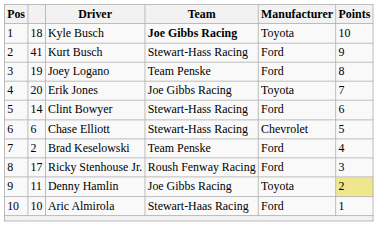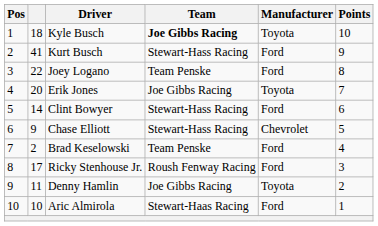(36, 71) 19 -> (36, 71) 22
(33, 128) 6 -> (33, 128) 9
(341, 186) khaki background -> (341, 186) no background
